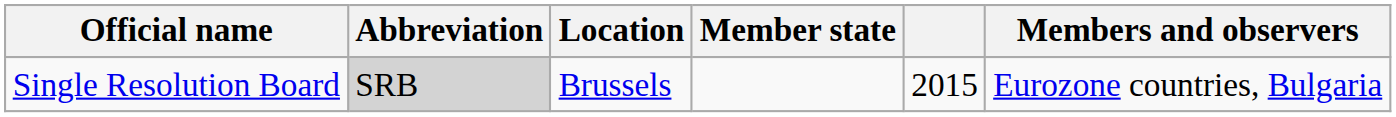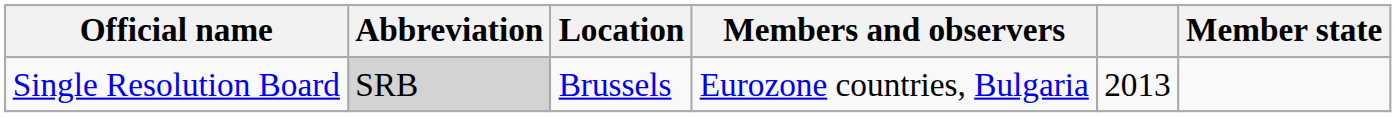columns swapped: (798, 30) <-> (1188, 30)
(945, 83) 2015 -> (1137, 83) 2013
